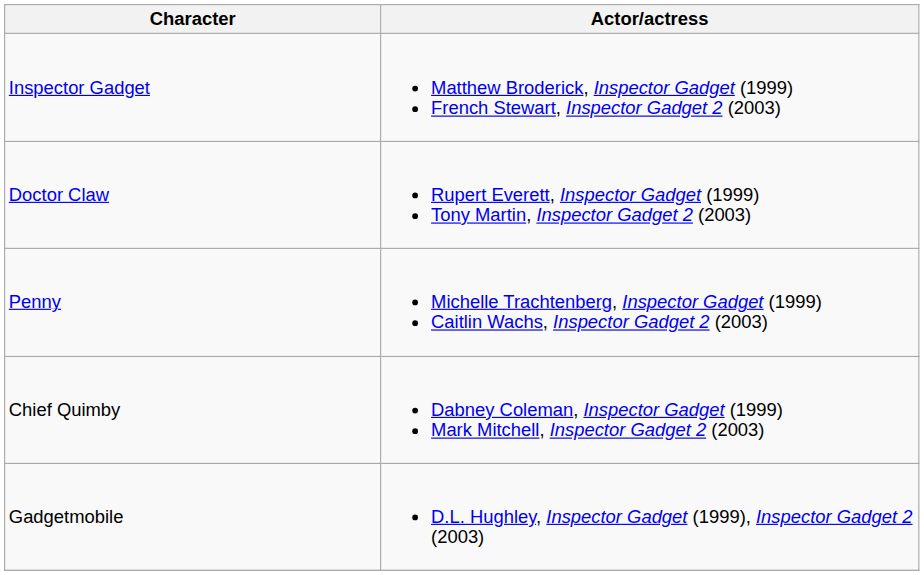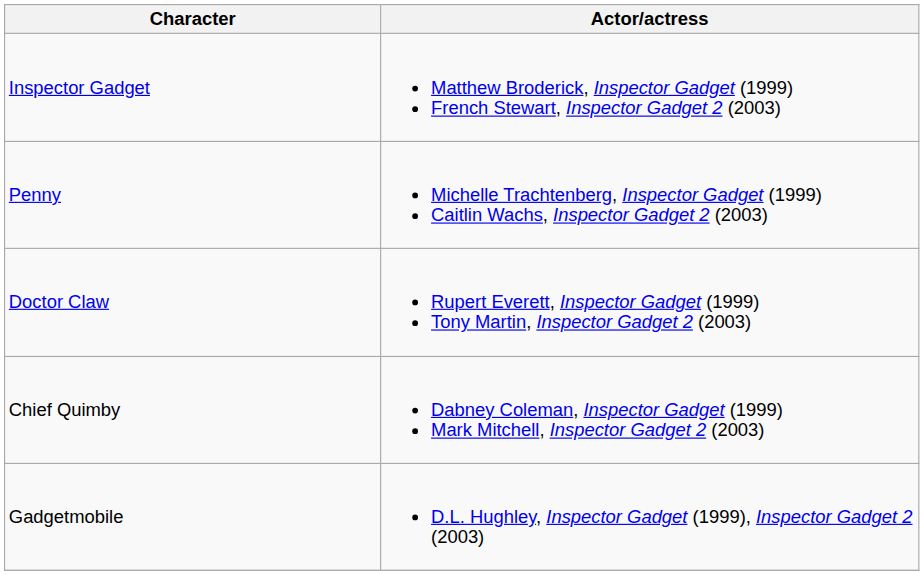rows swapped: (59, 194) <-> (35, 302)
